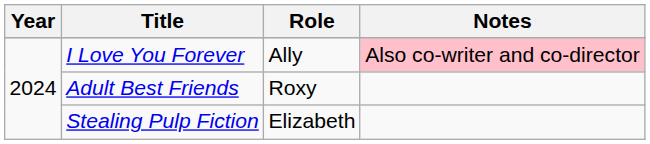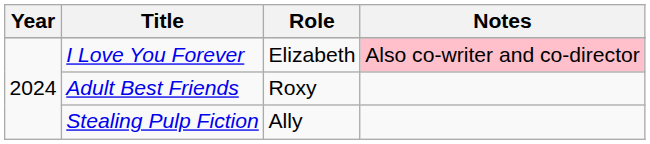(286, 54) Ally -> (312, 54) Elizabeth
(312, 121) Elizabeth -> (286, 121) Ally
